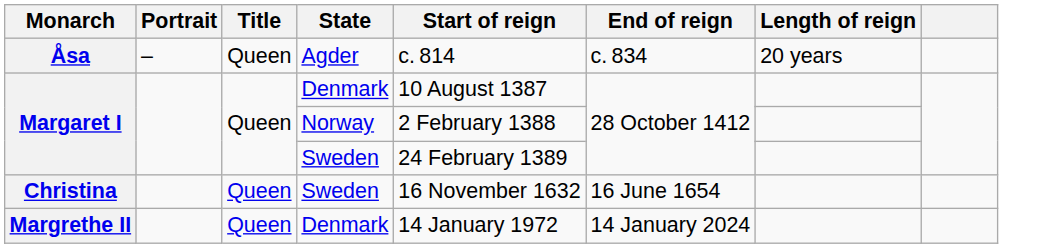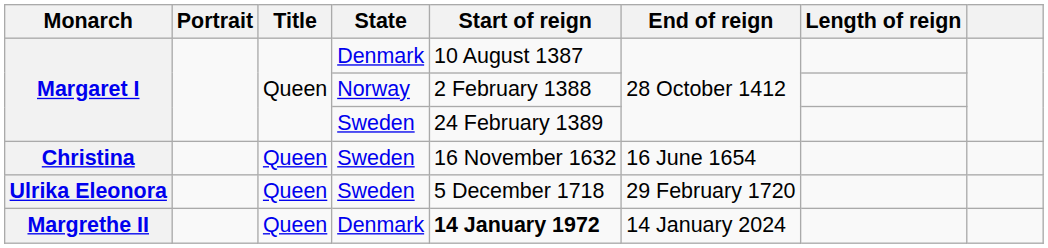- row: (70, 55)
+ row: (88, 191)
(478, 225) normal -> (517, 225) bold
